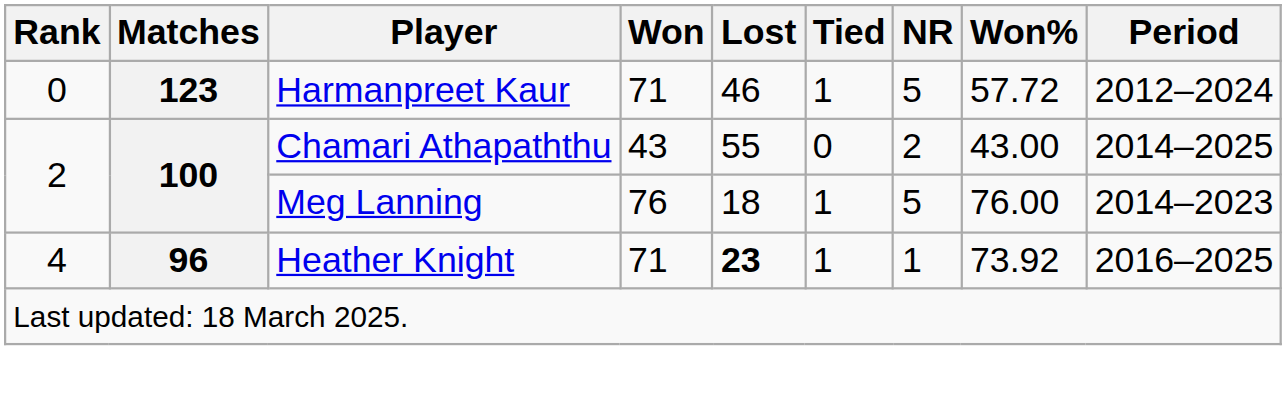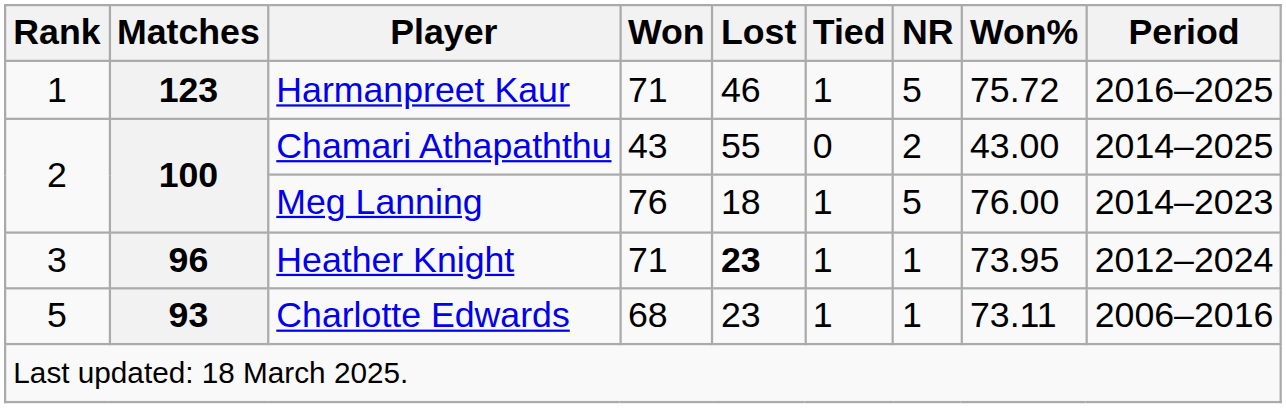(57, 89) 0 -> (57, 89) 1
(1015, 89) 57.72 -> (1015, 89) 75.72
(1184, 89) 2012–2024 -> (1184, 89) 2016–2025
(57, 259) 4 -> (57, 259) 3
(1015, 259) 73.92 -> (1015, 259) 73.95
(1184, 259) 2016–2025 -> (1184, 259) 2012–2024
+ row: (423, 315)
